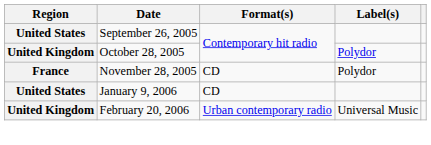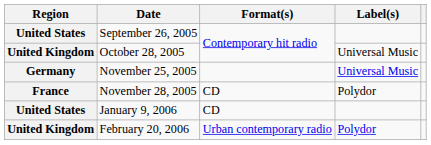(357, 52) Polydor -> (378, 52) Universal Music
+ row: (148, 71)
(378, 110) Universal Music -> (357, 129) Polydor
